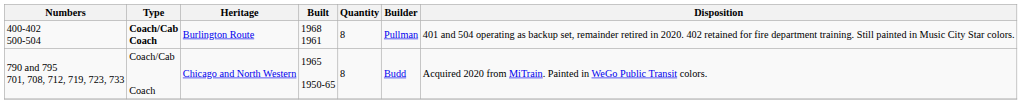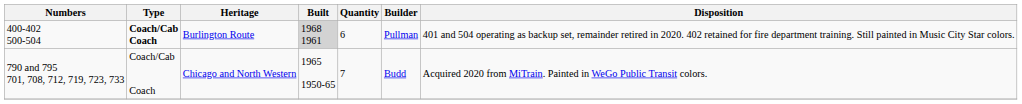(311, 34) no background -> (311, 34) lightgrey background
(343, 34) 8 -> (343, 34) 6
(343, 73) 8 -> (343, 73) 7
